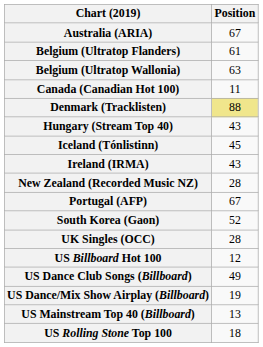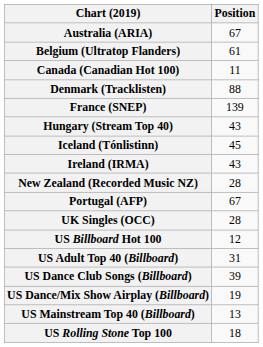- row: (108, 70)
(235, 107) khaki background -> (235, 88) no background
+ row: (108, 107)
- row: (108, 220)
+ row: (108, 257)
(235, 276) 49 -> (235, 276) 39
